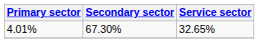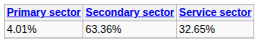(104, 29) 67.30% -> (104, 29) 63.36%
